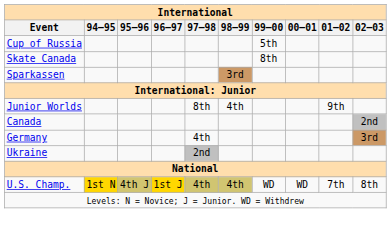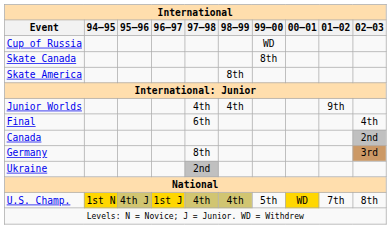(269, 44) 5th -> (269, 44) WD
+ row: (44, 75)
- row: (36, 75)
(202, 106) 8th -> (202, 106) 4th
+ row: (21, 122)
(202, 138) 4th -> (202, 153) 8th
(269, 185) WD -> (269, 200) 5th
(302, 185) no background -> (302, 200) gold background
